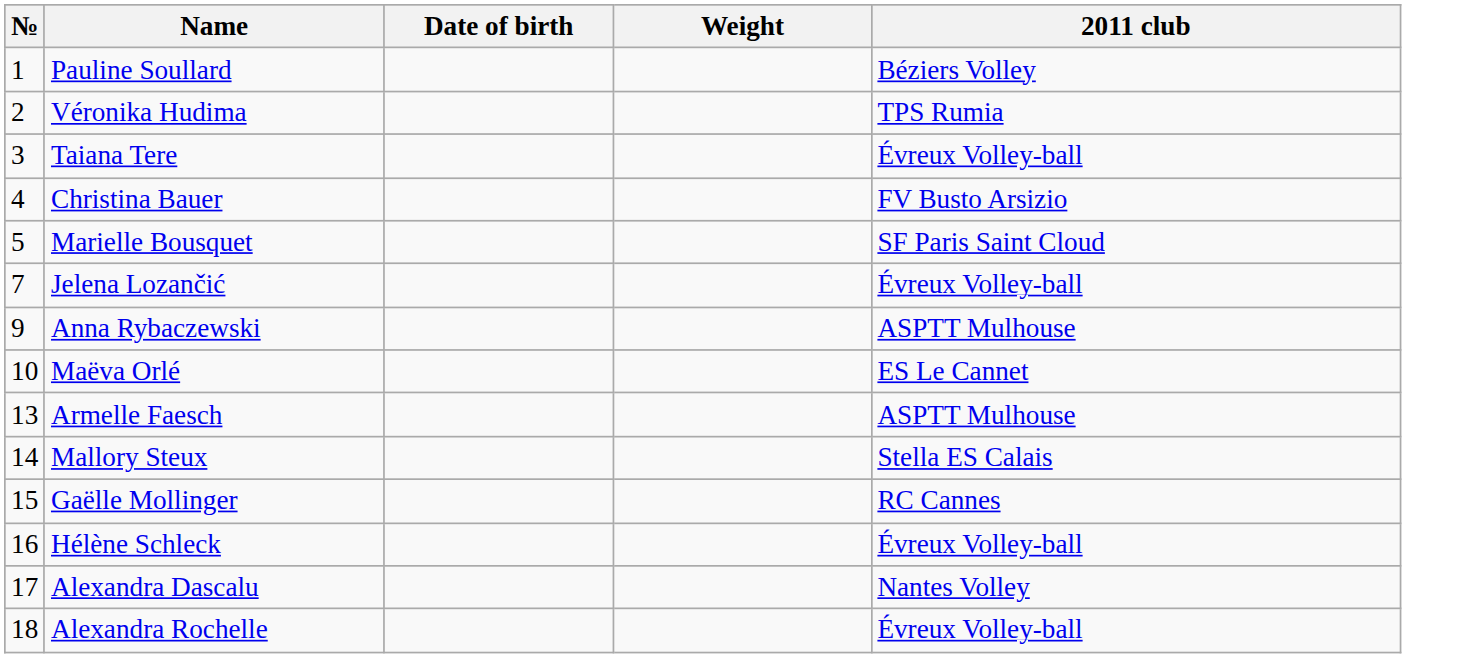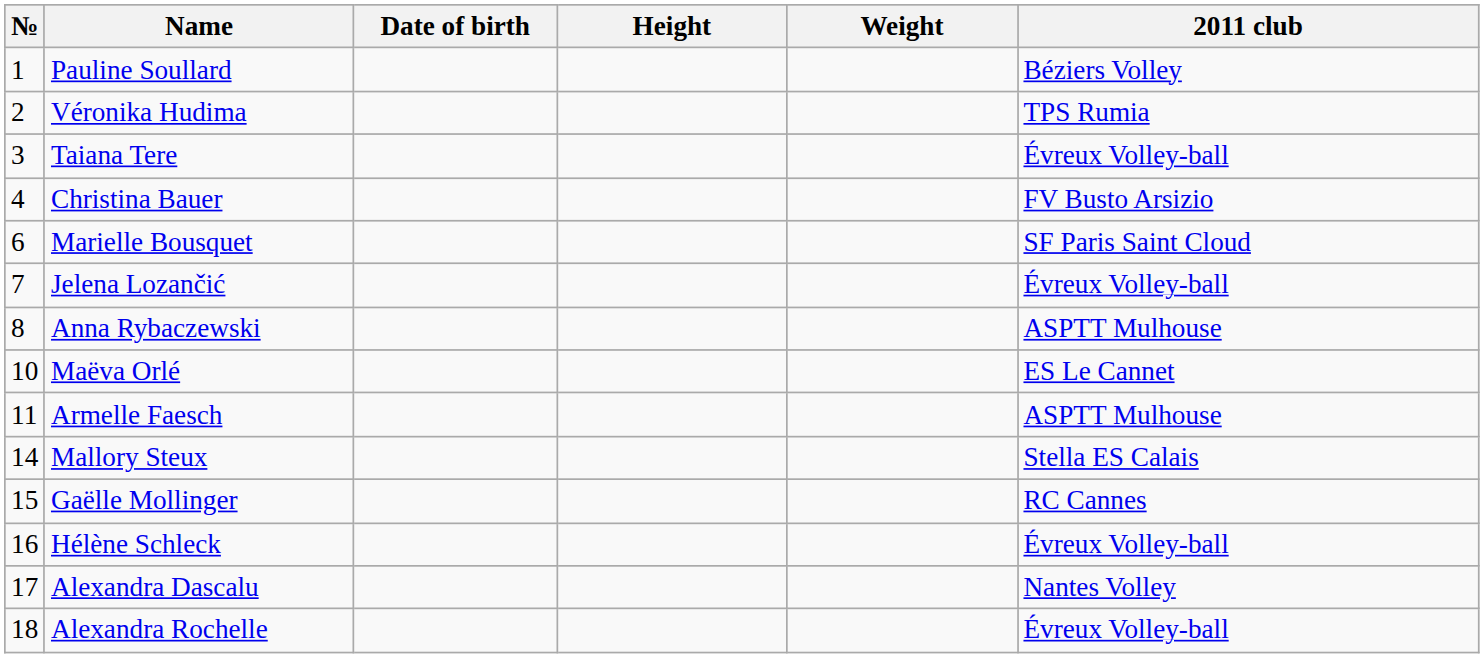+ column: (672, 26)
(18, 241) 5 -> (18, 241) 6
(18, 328) 9 -> (18, 328) 8
(25, 414) 13 -> (24, 414) 11
